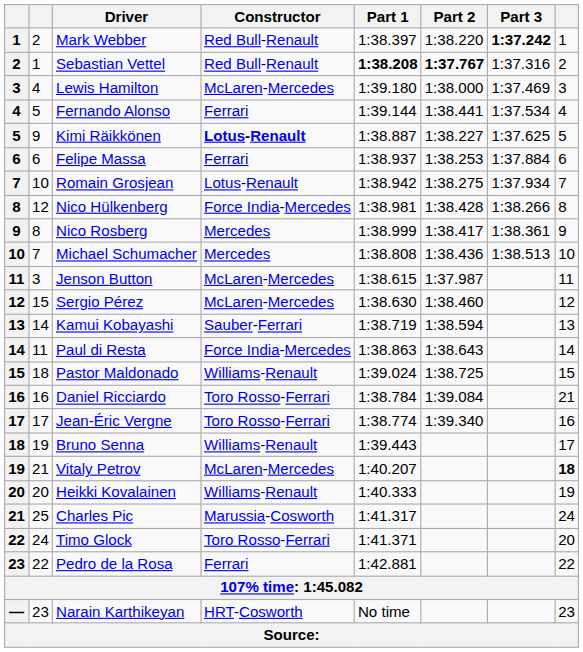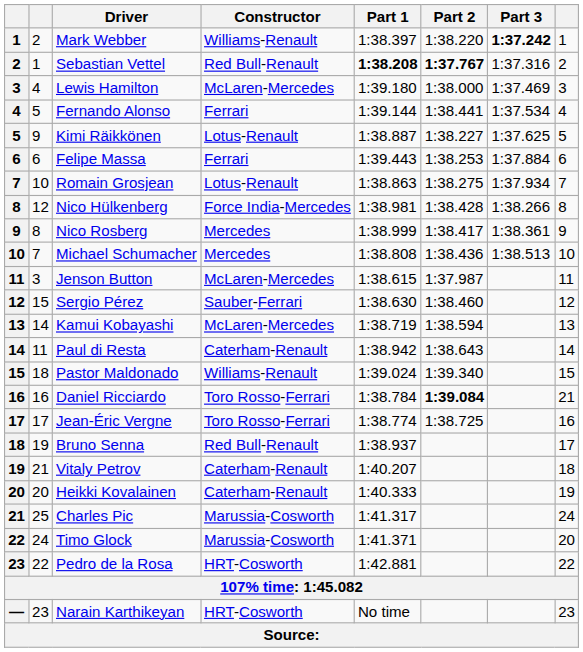(261, 40) Red Bull-Renault -> (261, 40) Williams-Renault
(255, 135) bold -> (251, 135) normal
(387, 159) 1:38.937 -> (387, 159) 1:39.443
(387, 183) 1:38.942 -> (387, 183) 1:38.863
(269, 302) McLaren-Mercedes -> (253, 302) Sauber-Ferrari
(253, 325) Sauber-Ferrari -> (269, 325) McLaren-Mercedes
(277, 349) Force India-Mercedes -> (266, 349) Caterham-Renault
(387, 349) 1:38.863 -> (387, 349) 1:38.942
(454, 373) 1:38.725 -> (454, 373) 1:39.340
(454, 397) normal -> (454, 397) bold
(454, 421) 1:39.340 -> (454, 421) 1:38.725
(261, 444) Williams-Renault -> (261, 444) Red Bull-Renault
(387, 444) 1:39.443 -> (387, 444) 1:38.937
(269, 468) McLaren-Mercedes -> (266, 468) Caterham-Renault
(567, 468) bold -> (567, 468) normal
(261, 492) Williams-Renault -> (266, 492) Caterham-Renault
(267, 540) Toro Rosso-Ferrari -> (269, 540) Marussia-Cosworth
(226, 563) Ferrari -> (253, 563) HRT-Cosworth
